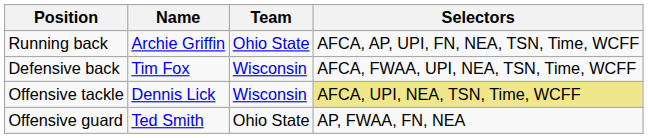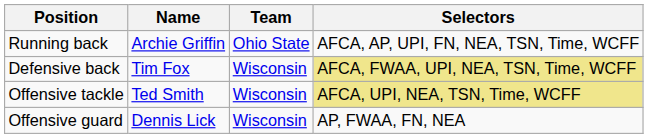(477, 69) no background -> (477, 69) khaki background
(173, 95) Dennis Lick -> (168, 95) Ted Smith
(168, 121) Ted Smith -> (173, 121) Dennis Lick
(271, 121) Ohio State -> (270, 121) Wisconsin
